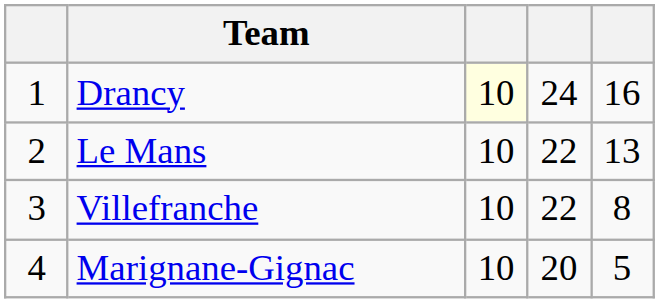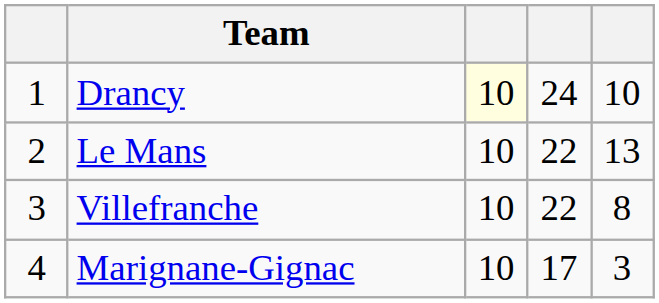(622, 92) 16 -> (622, 92) 10
(559, 267) 20 -> (559, 267) 17
(622, 267) 5 -> (622, 267) 3
